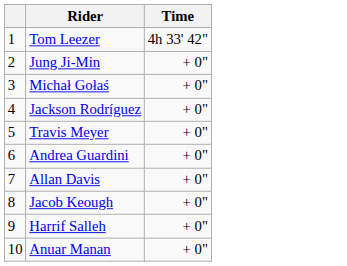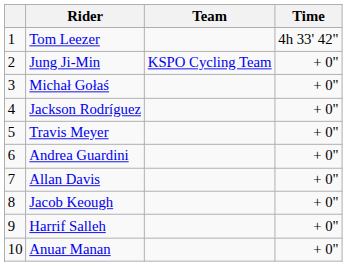+ column: (210, 16)
